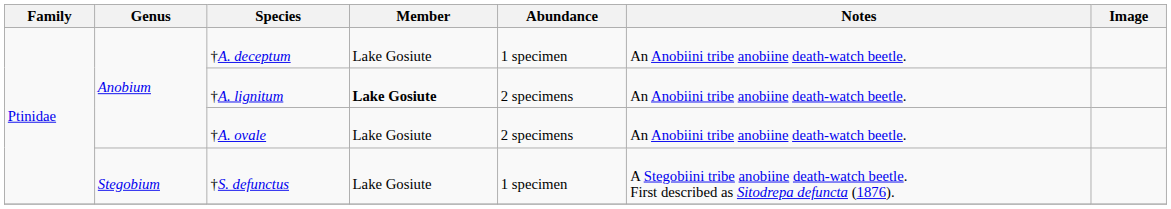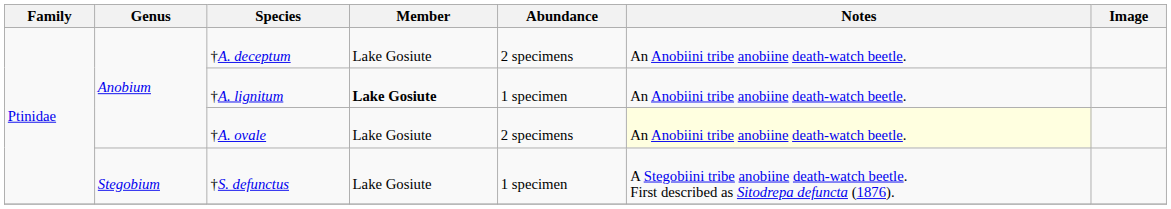(534, 56) 1 specimen -> (537, 56) 2 specimens
(537, 95) 2 specimens -> (534, 95) 1 specimen
(768, 135) no background -> (768, 135) lightyellow background
